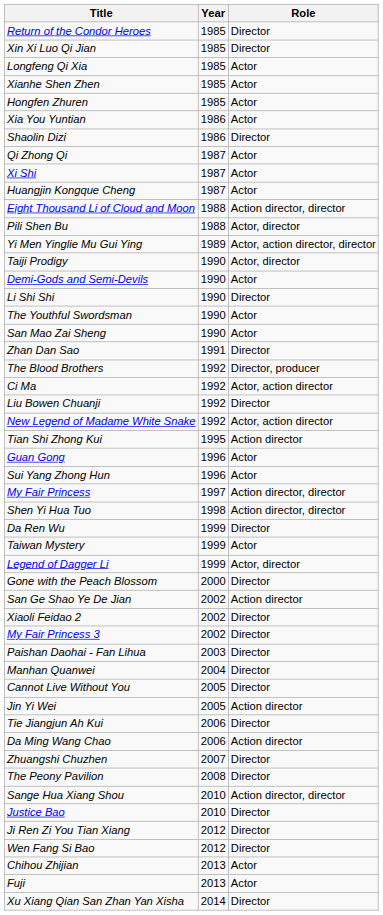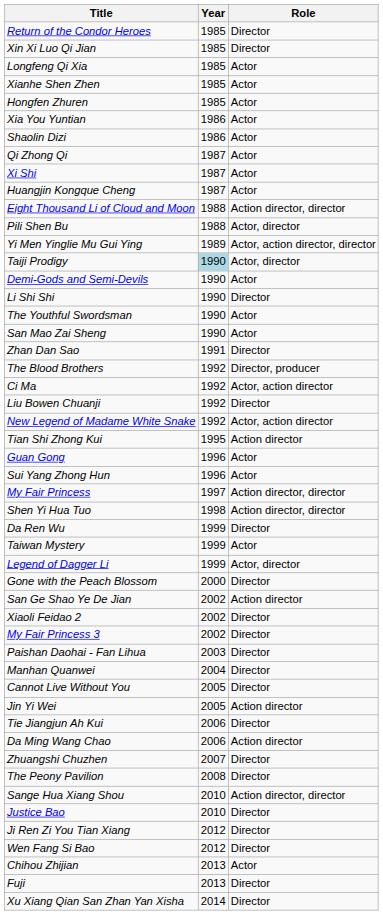(250, 137) Director -> (244, 137) Actor
(213, 262) no background -> (213, 262) lightblue background
(244, 883) Actor -> (250, 883) Director
